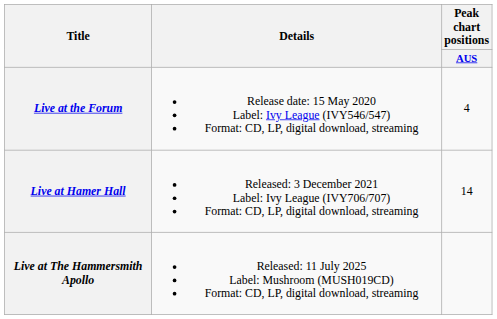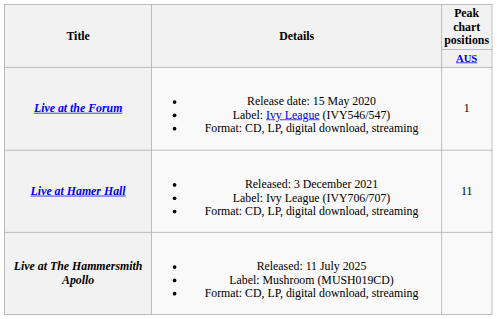(467, 108) 4 -> (467, 108) 1
(467, 191) 14 -> (467, 191) 11
